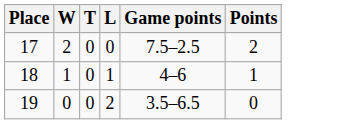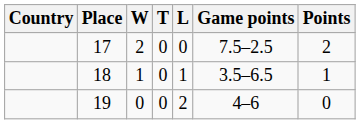+ column: (41, 18)
(173, 75) 4–6 -> (246, 75) 3.5–6.5
(173, 103) 3.5–6.5 -> (246, 103) 4–6
